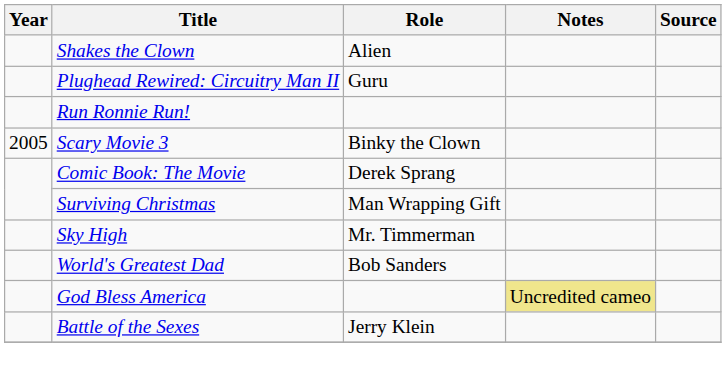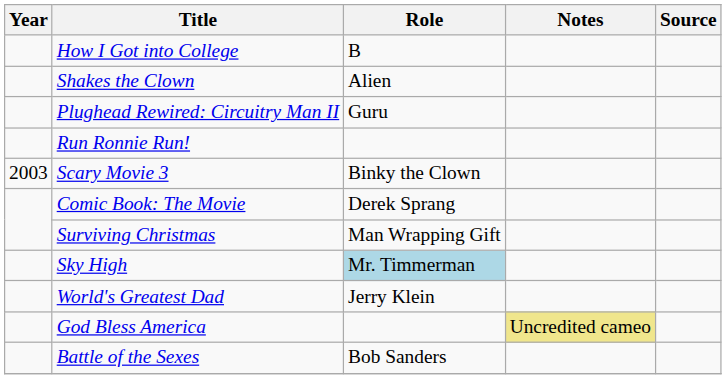+ row: (148, 50)
(28, 142) 2005 -> (28, 173) 2003
(412, 234) no background -> (412, 265) lightblue background
(397, 265) Bob Sanders -> (391, 296) Jerry Klein
(391, 326) Jerry Klein -> (397, 357) Bob Sanders
